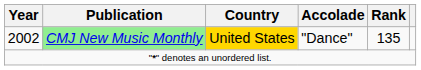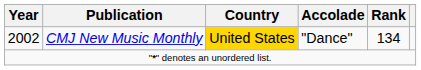(124, 38) lightgreen background -> (124, 38) no background
(389, 38) 135 -> (389, 38) 134
